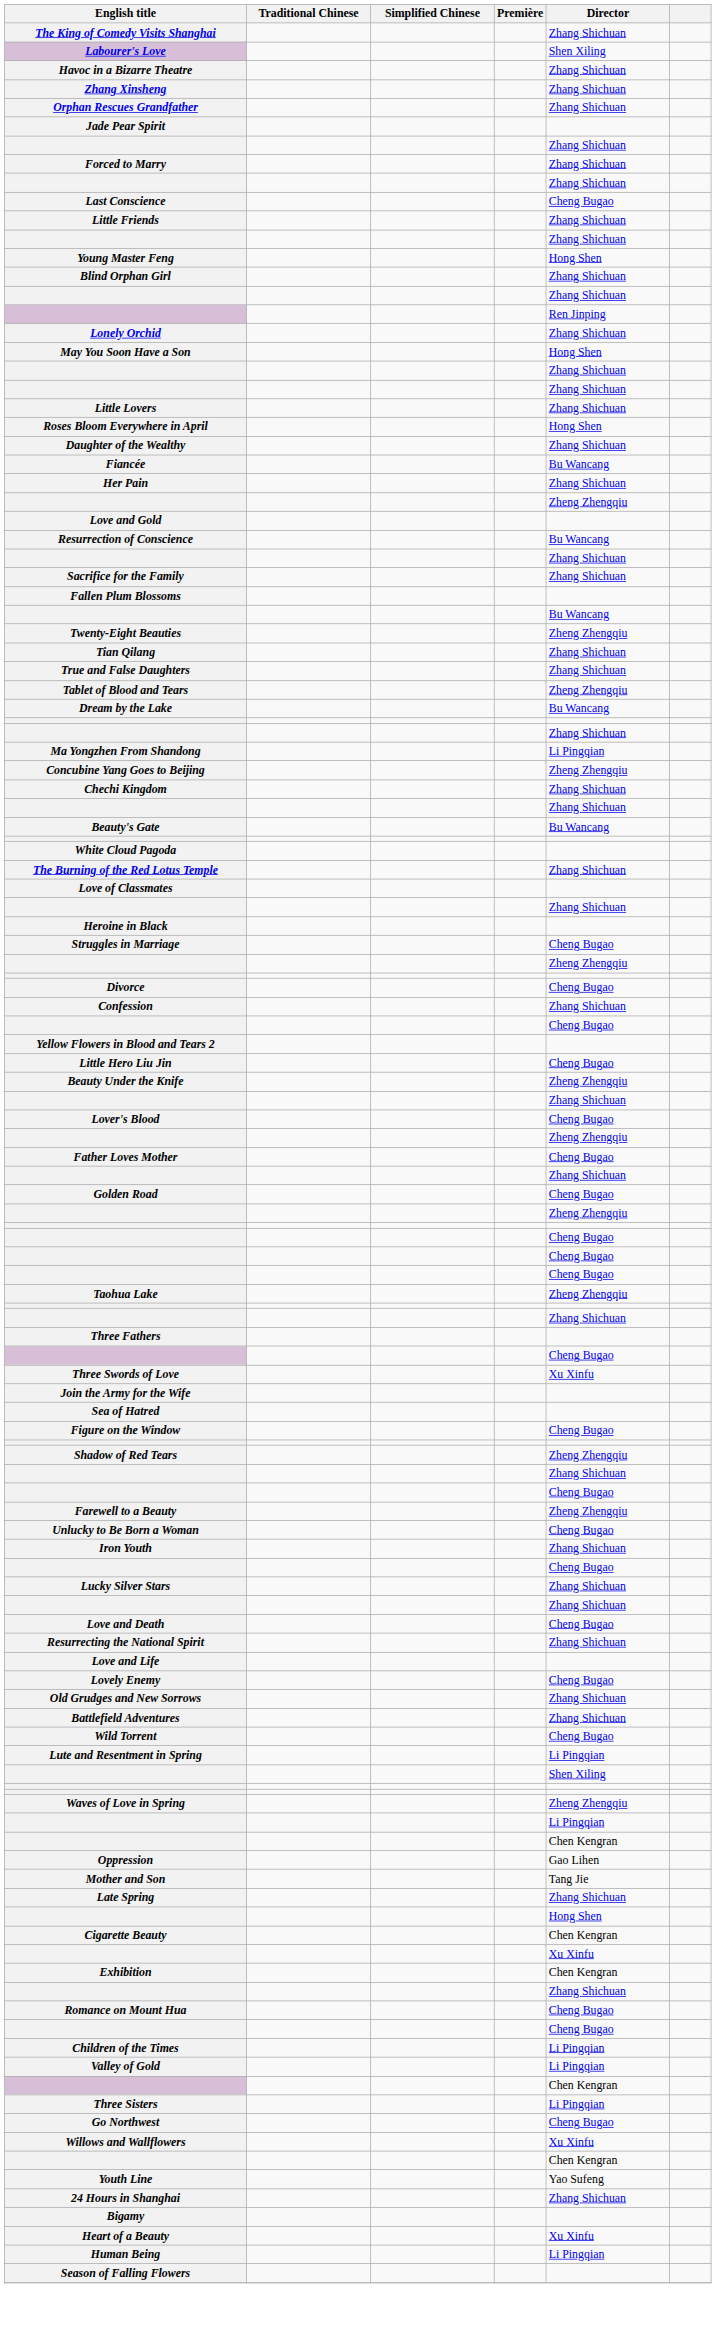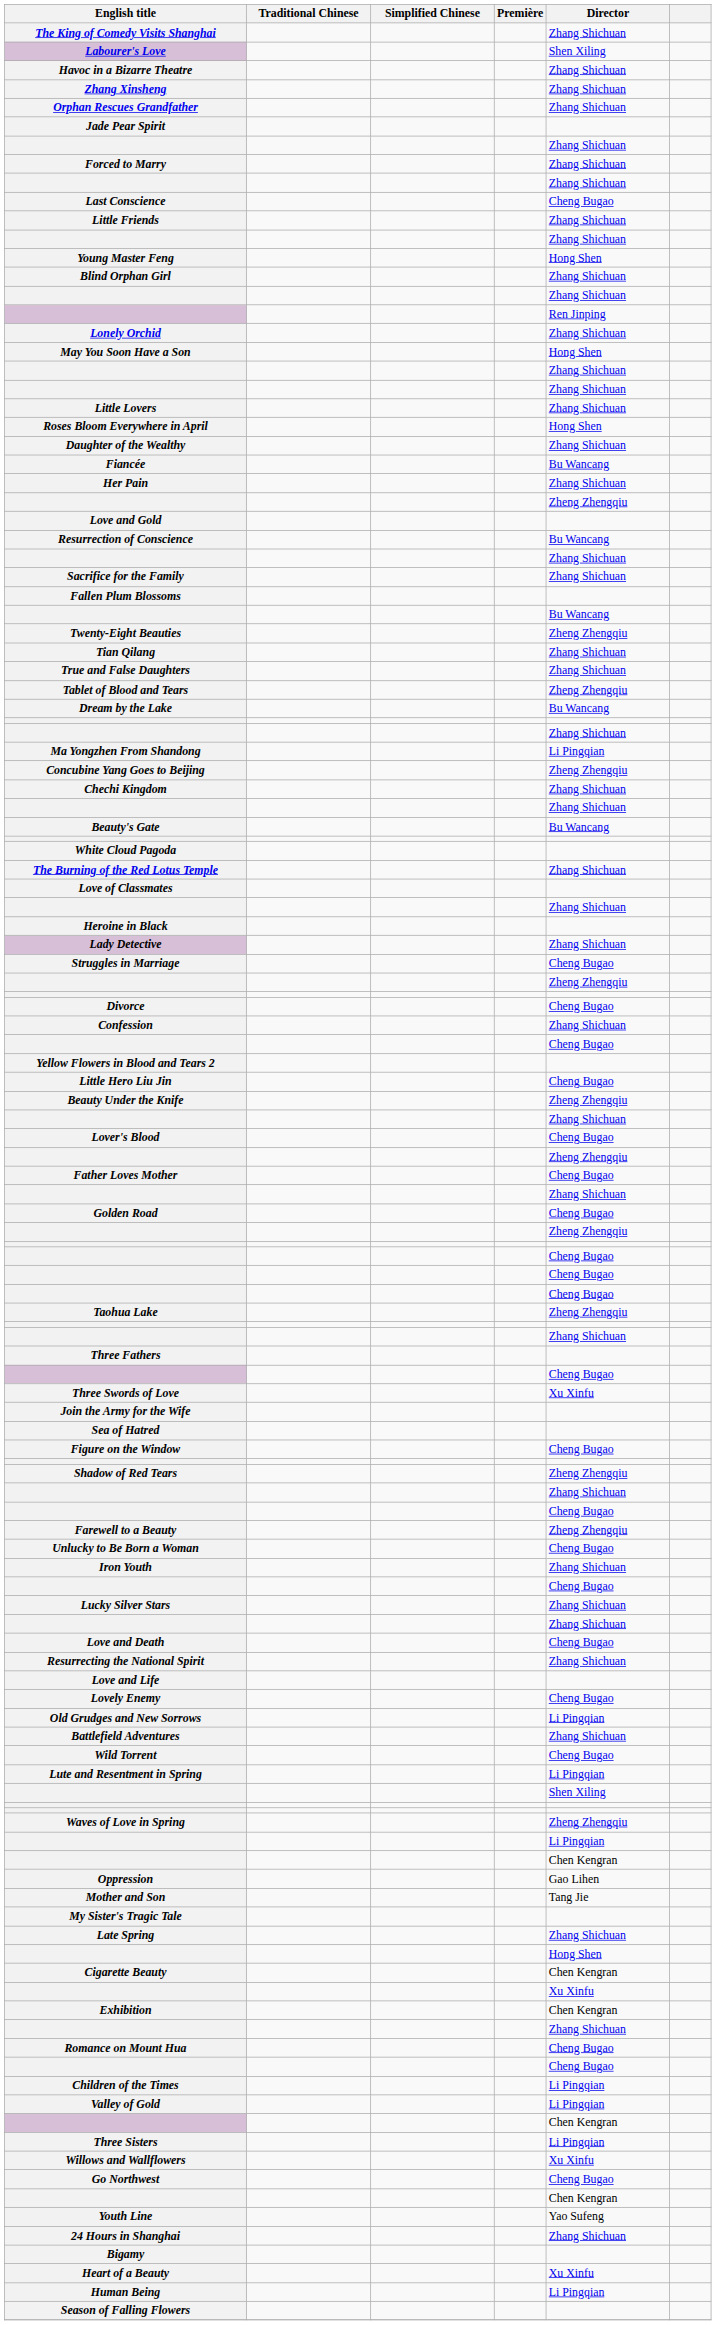+ row: (125, 944)
(587, 1699) Zhang Shichuan -> (577, 1717) Li Pingqian
+ row: (125, 1916)
rows swapped: (125, 2141) <-> (125, 2123)
